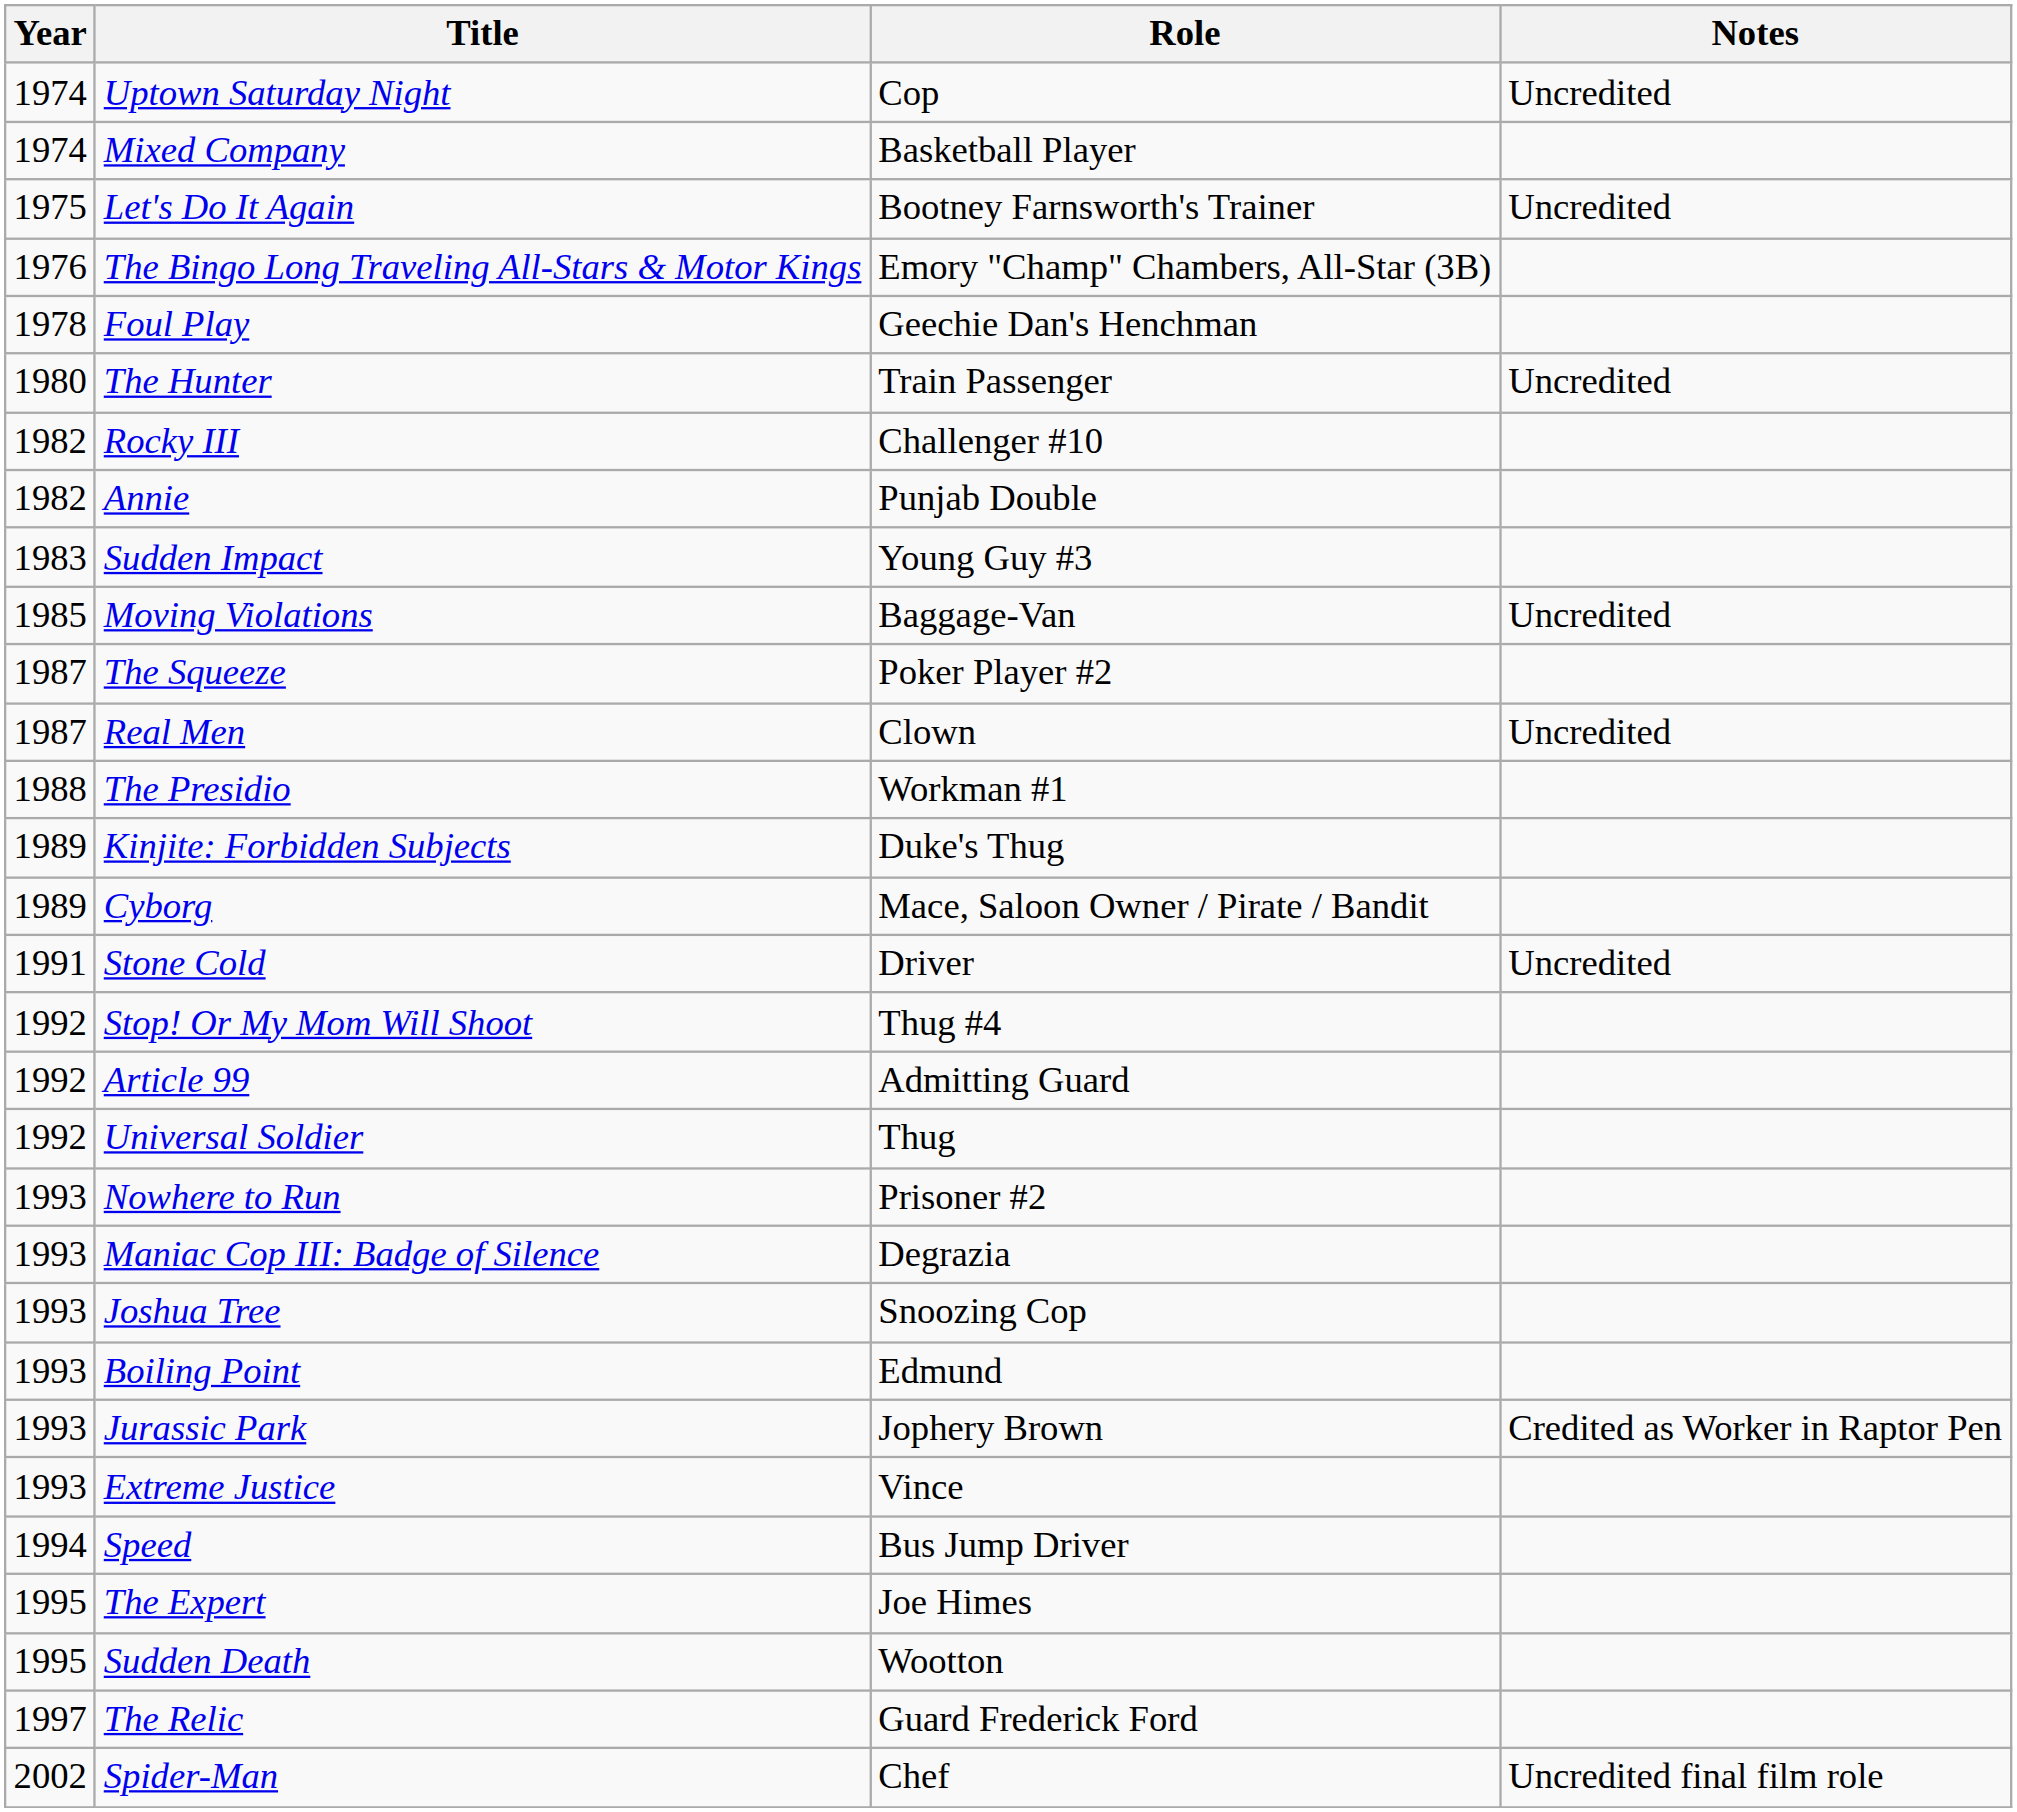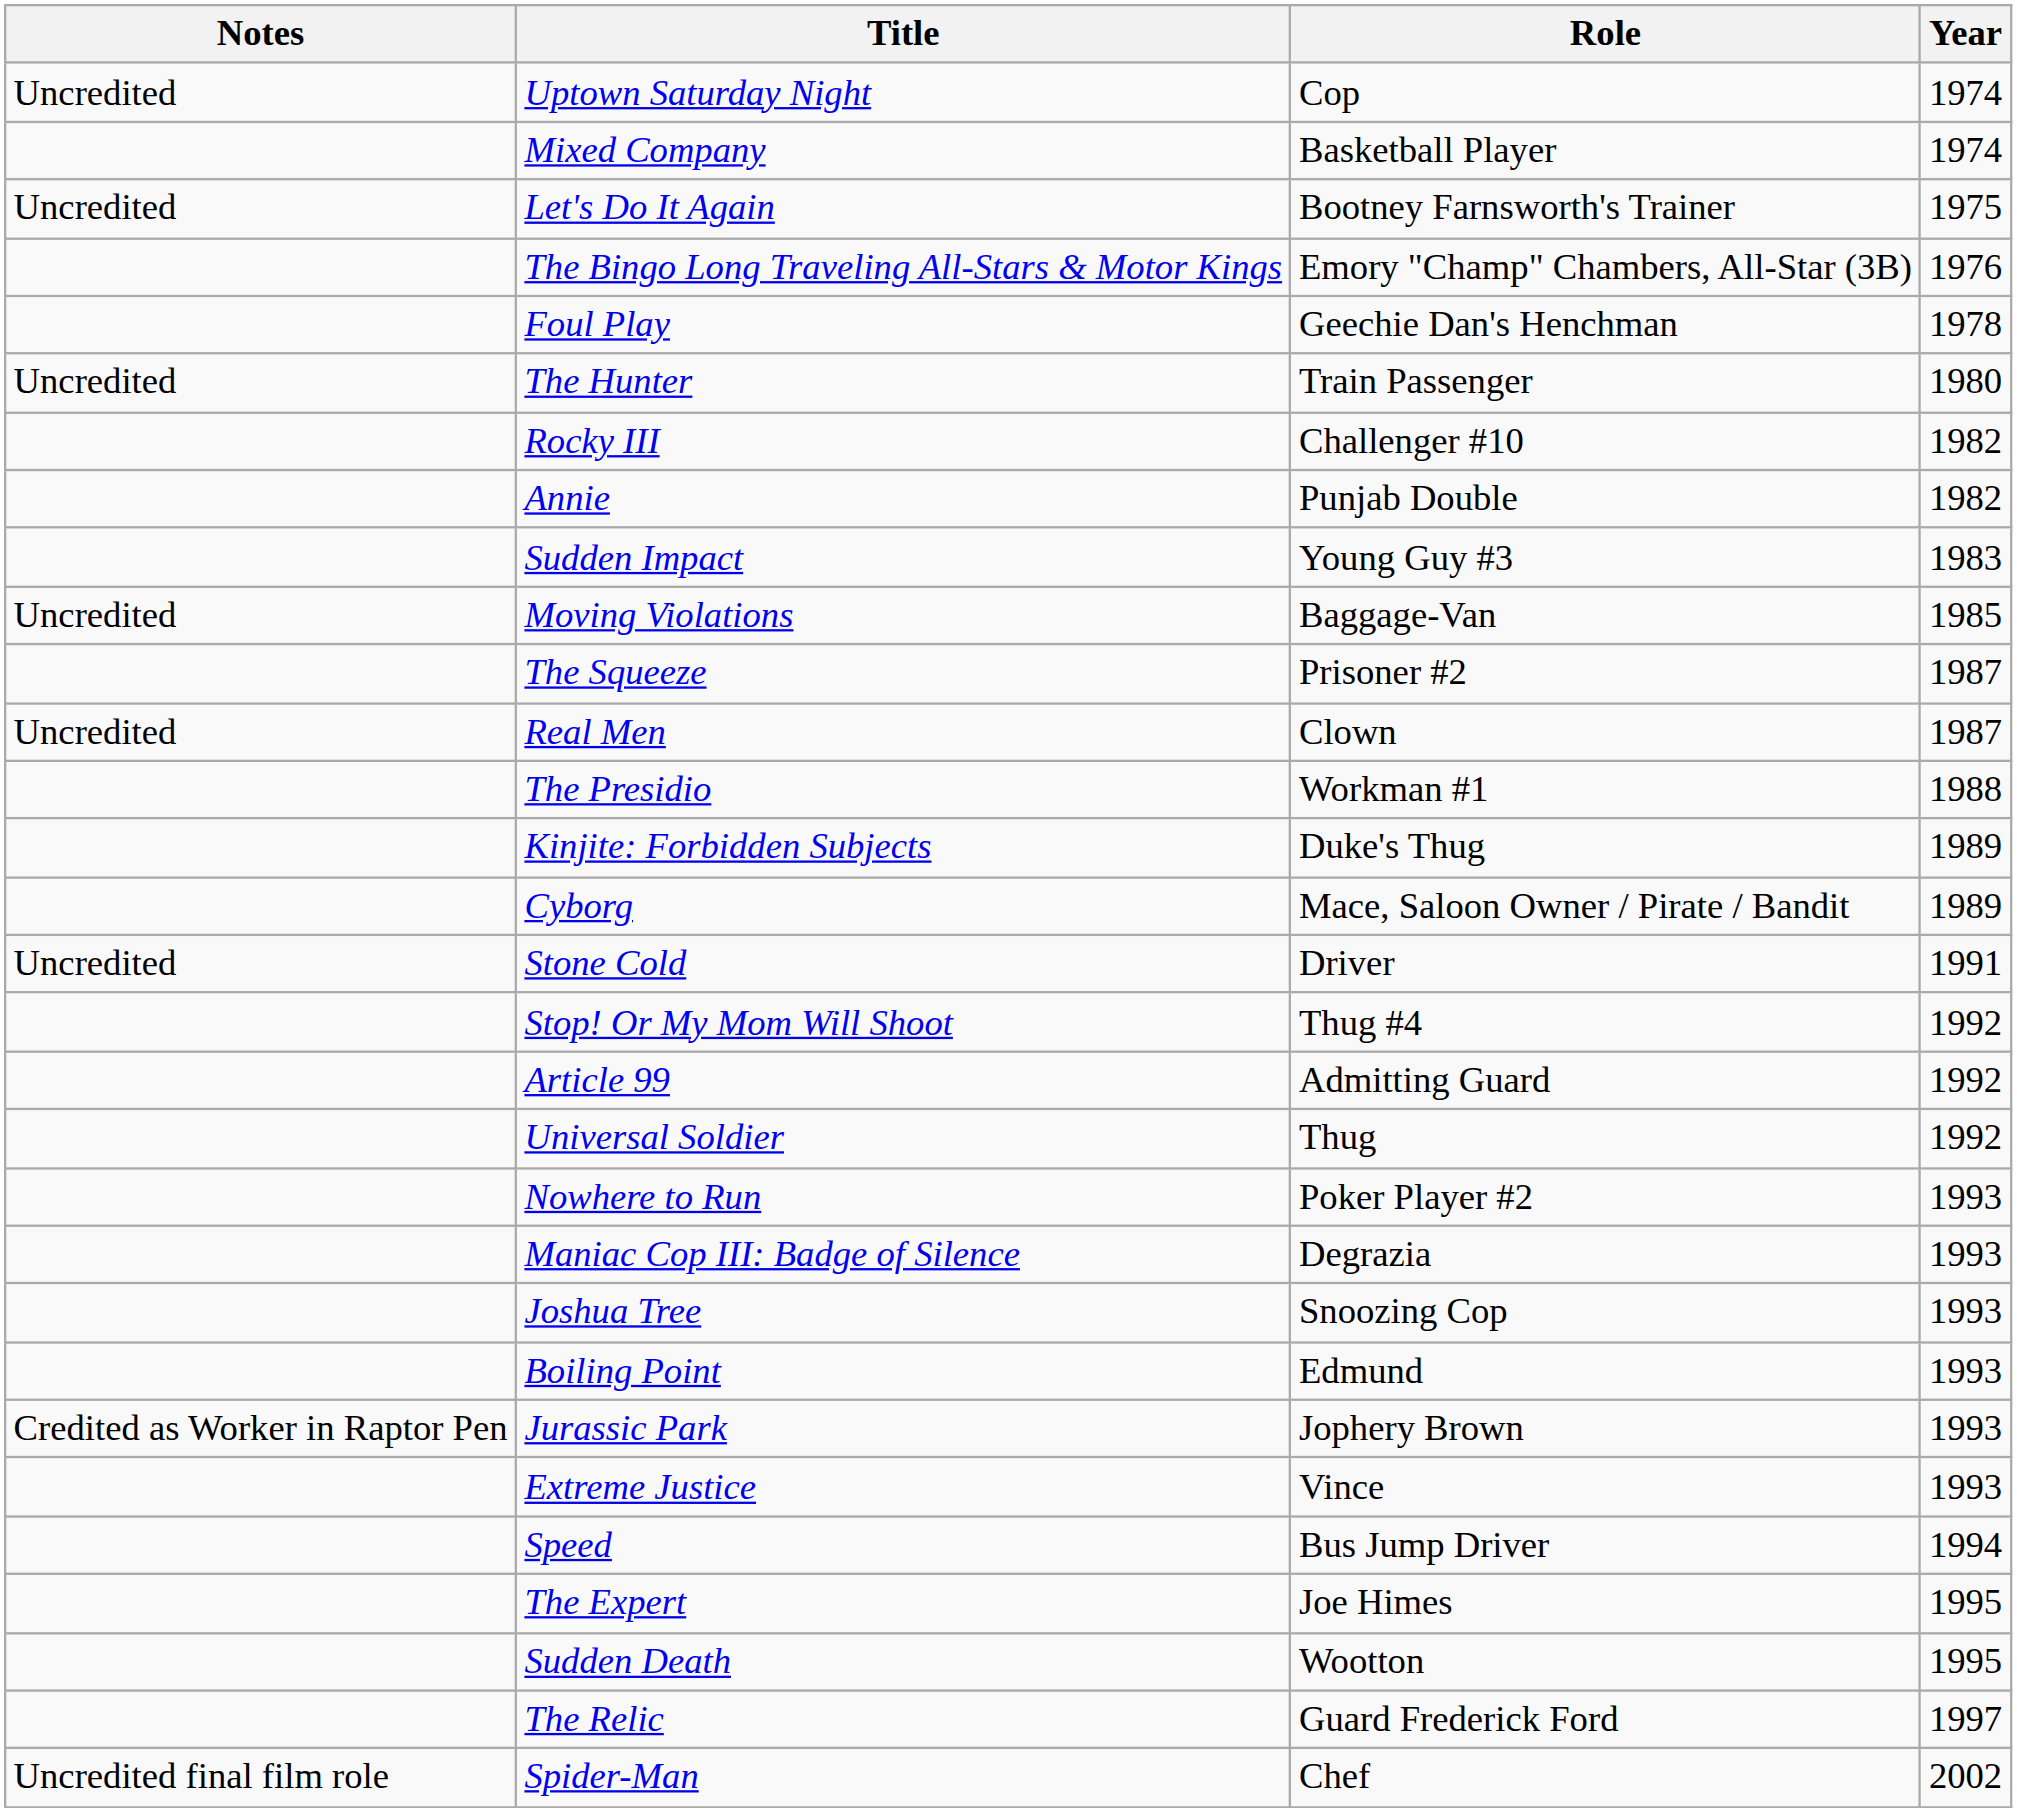columns swapped: (50, 33) <-> (1755, 33)
(995, 672) Poker Player #2 -> (1383, 672) Prisoner #2
(962, 1195) Prisoner #2 -> (1416, 1195) Poker Player #2
